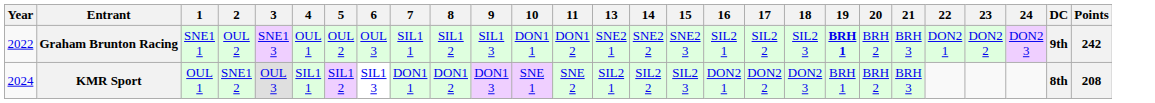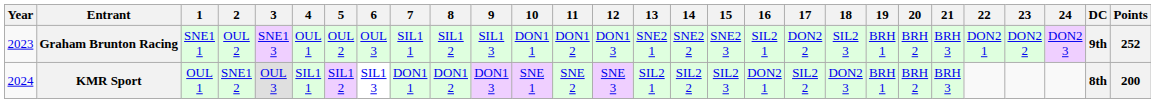+ column: (613, 14)
(20, 43) 2022 -> (20, 43) 2023
(764, 43) SIL2 2 -> (805, 43) DON2 2
(842, 43) bold -> (882, 43) normal
(1091, 43) 242 -> (1131, 43) 252
(764, 80) DON2 2 -> (805, 80) SIL2 2
(1091, 80) 208 -> (1131, 80) 200
